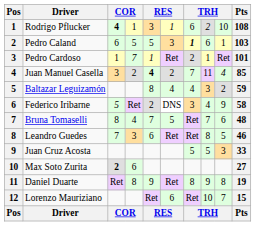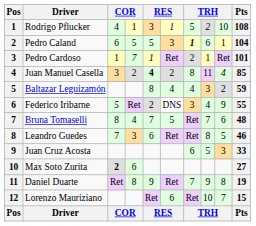(117, 27) bold -> (117, 27) normal
(192, 27) 6 -> (192, 27) 5
(241, 42) 103 -> (241, 42) 104
(192, 73) 7 -> (192, 73) 8
(241, 104) 58 -> (241, 104) 55
(192, 151) 5 -> (192, 151) 6
(192, 182) 8 -> (192, 182) 7
